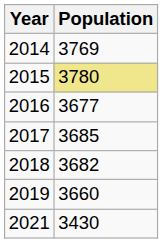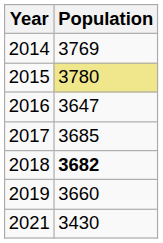(79, 106) 3677 -> (79, 106) 3647
(79, 164) normal -> (79, 164) bold
